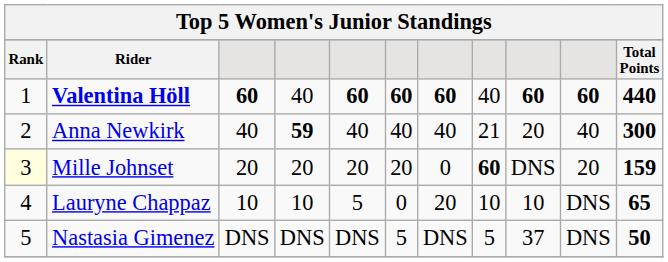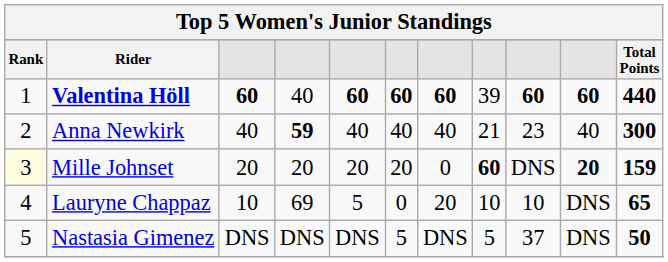(489, 95) 40 -> (489, 95) 39
(533, 131) 20 -> (533, 131) 23
(588, 166) normal -> (588, 166) bold
(302, 202) 10 -> (302, 202) 69
